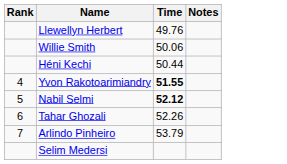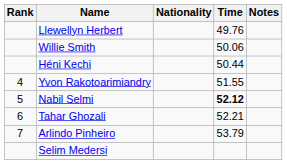+ column: (184, 13)
(170, 82) bold -> (230, 82) normal
(170, 116) 52.26 -> (230, 116) 52.21
